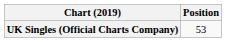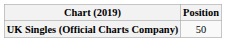(201, 29) 53 -> (201, 29) 50
